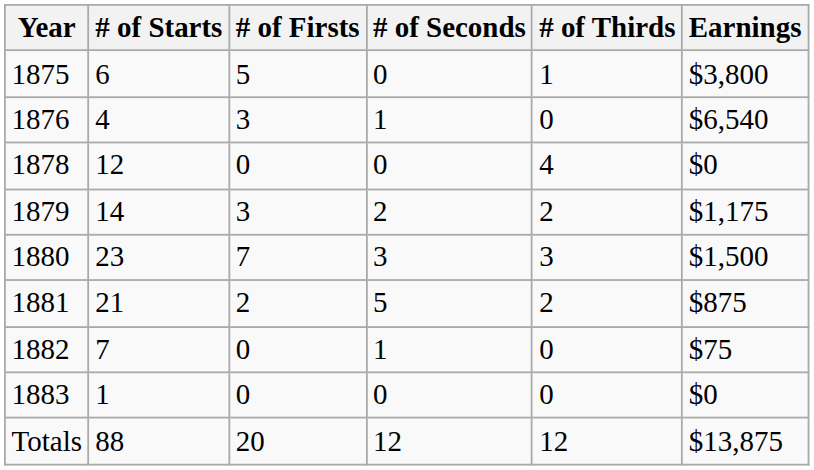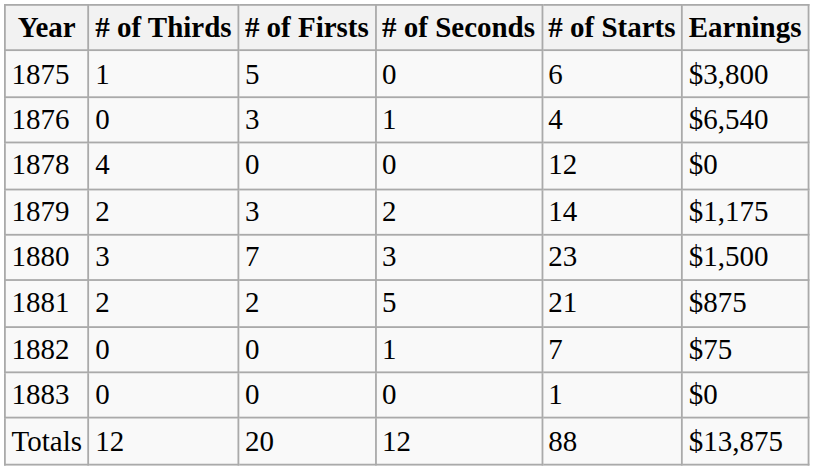columns swapped: (159, 27) <-> (607, 27)
